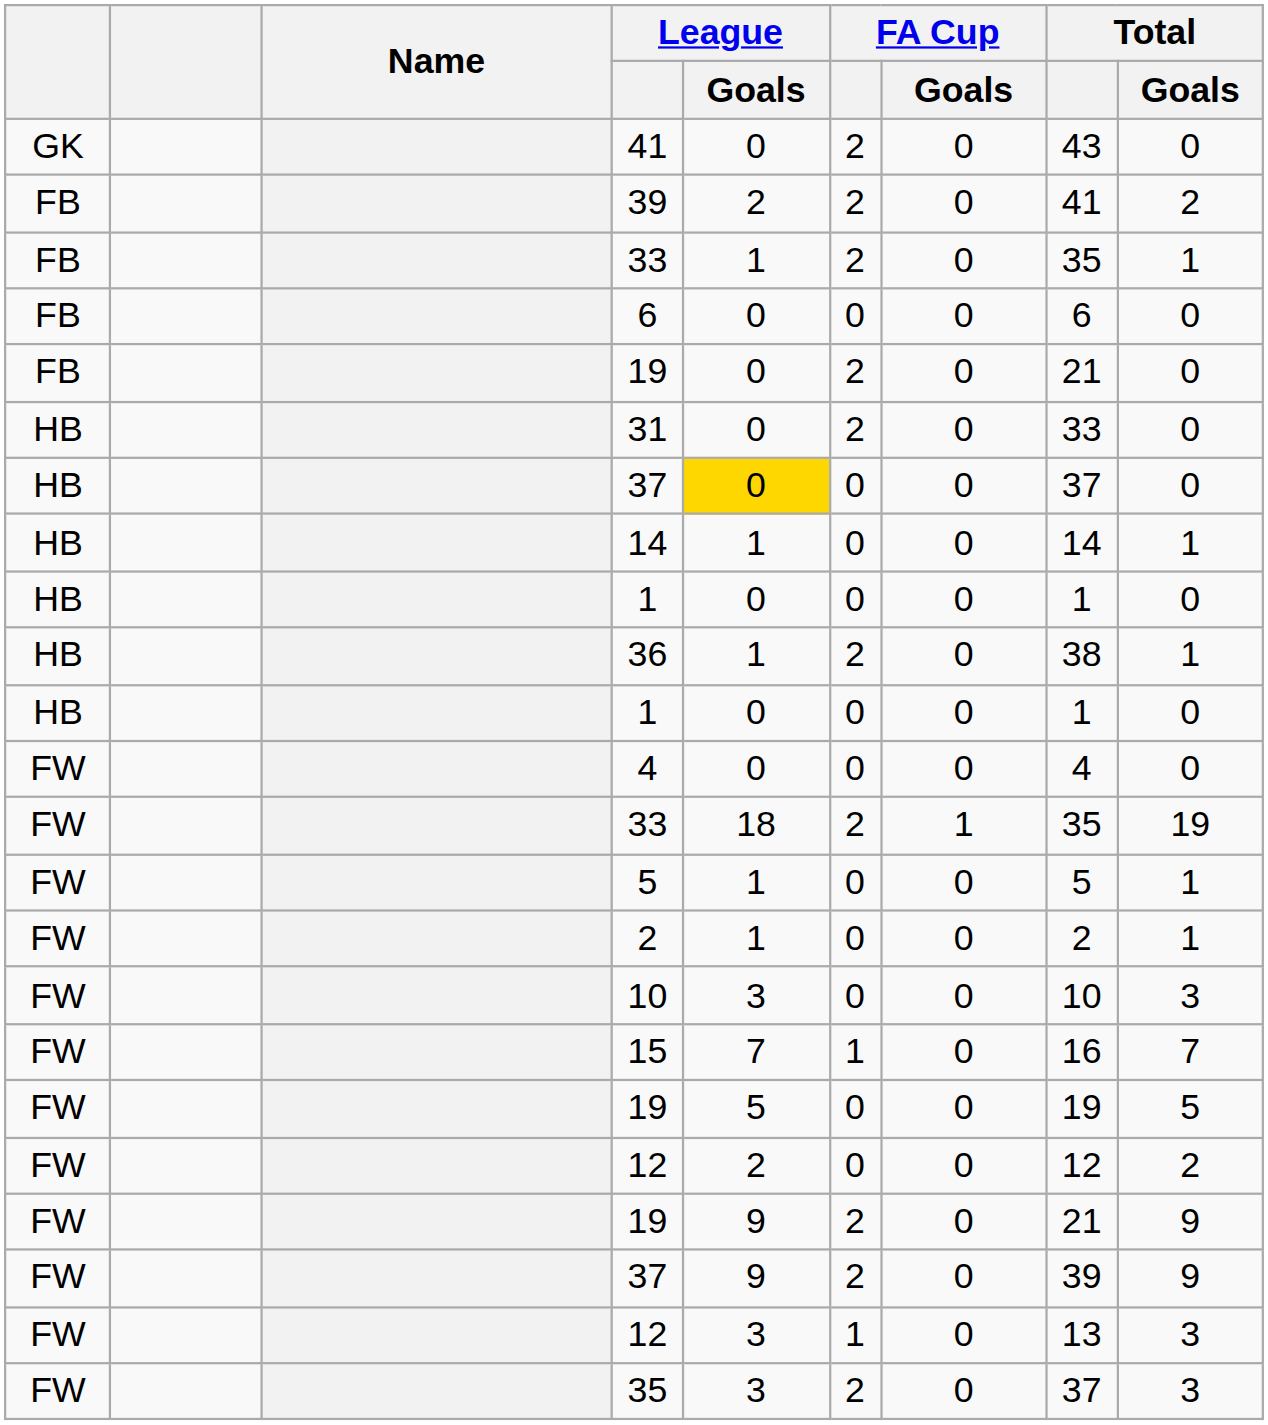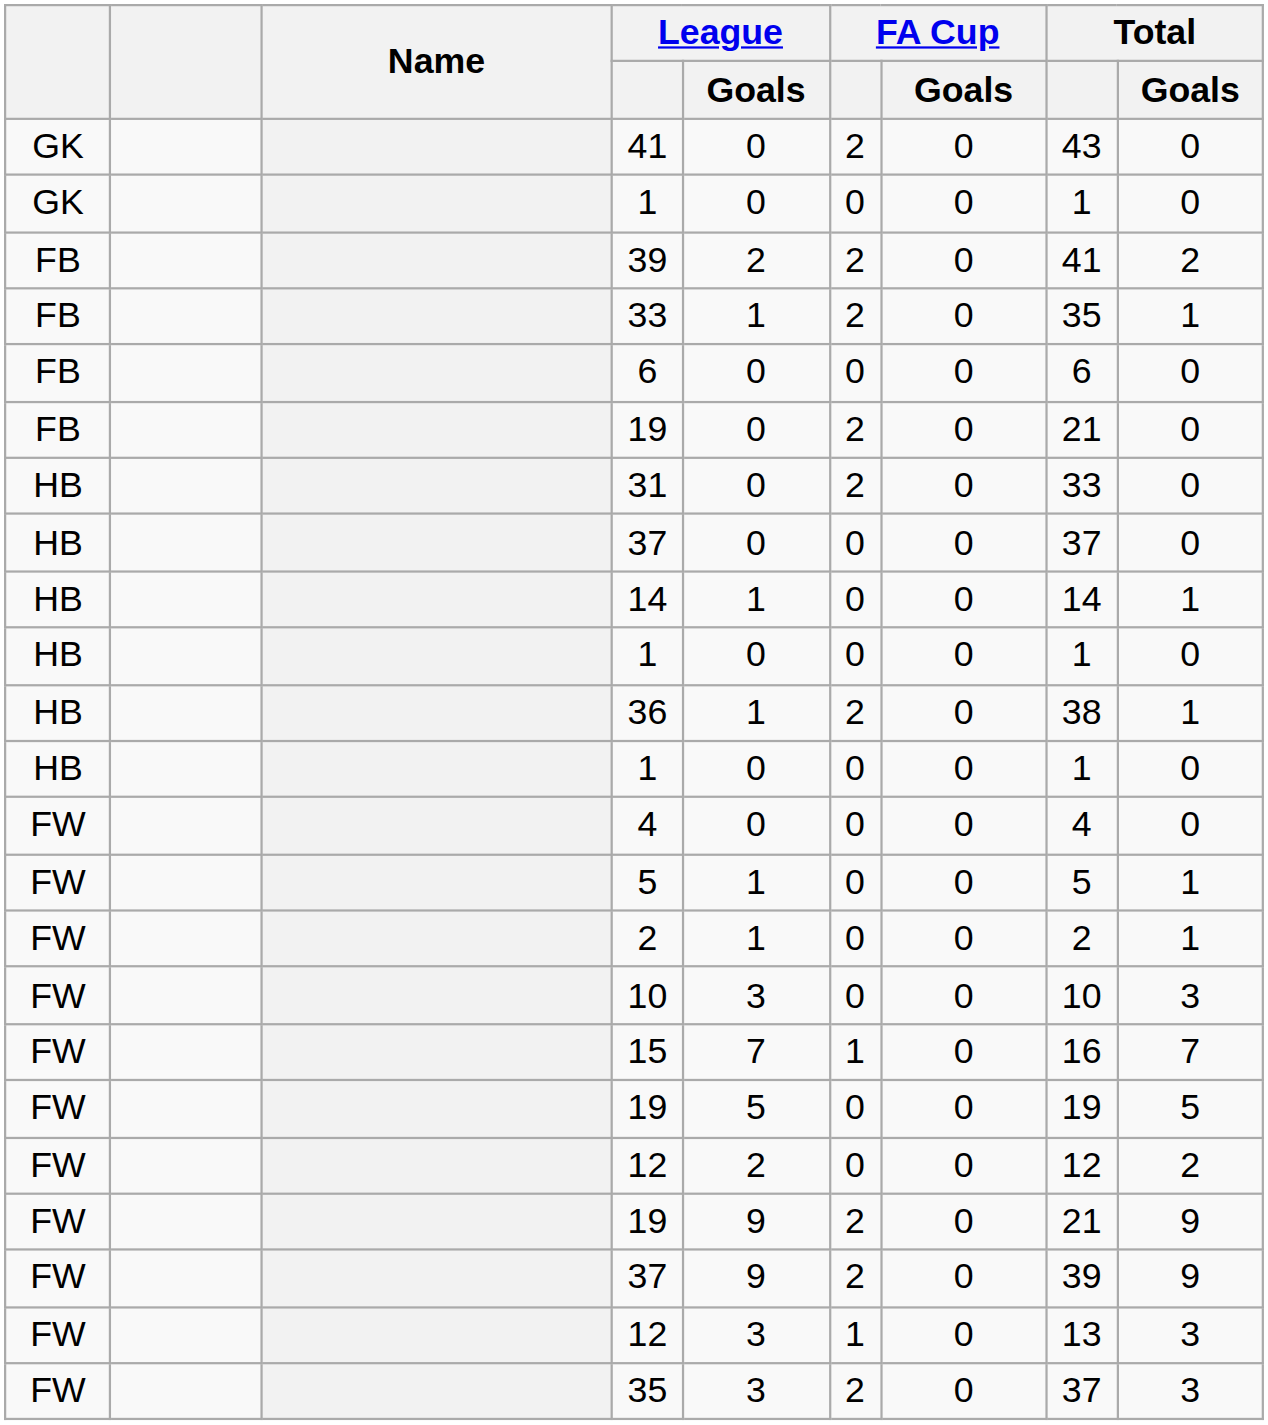+ row: (58, 202)
(756, 485) gold background -> (756, 542) no background
- row: (58, 825)
